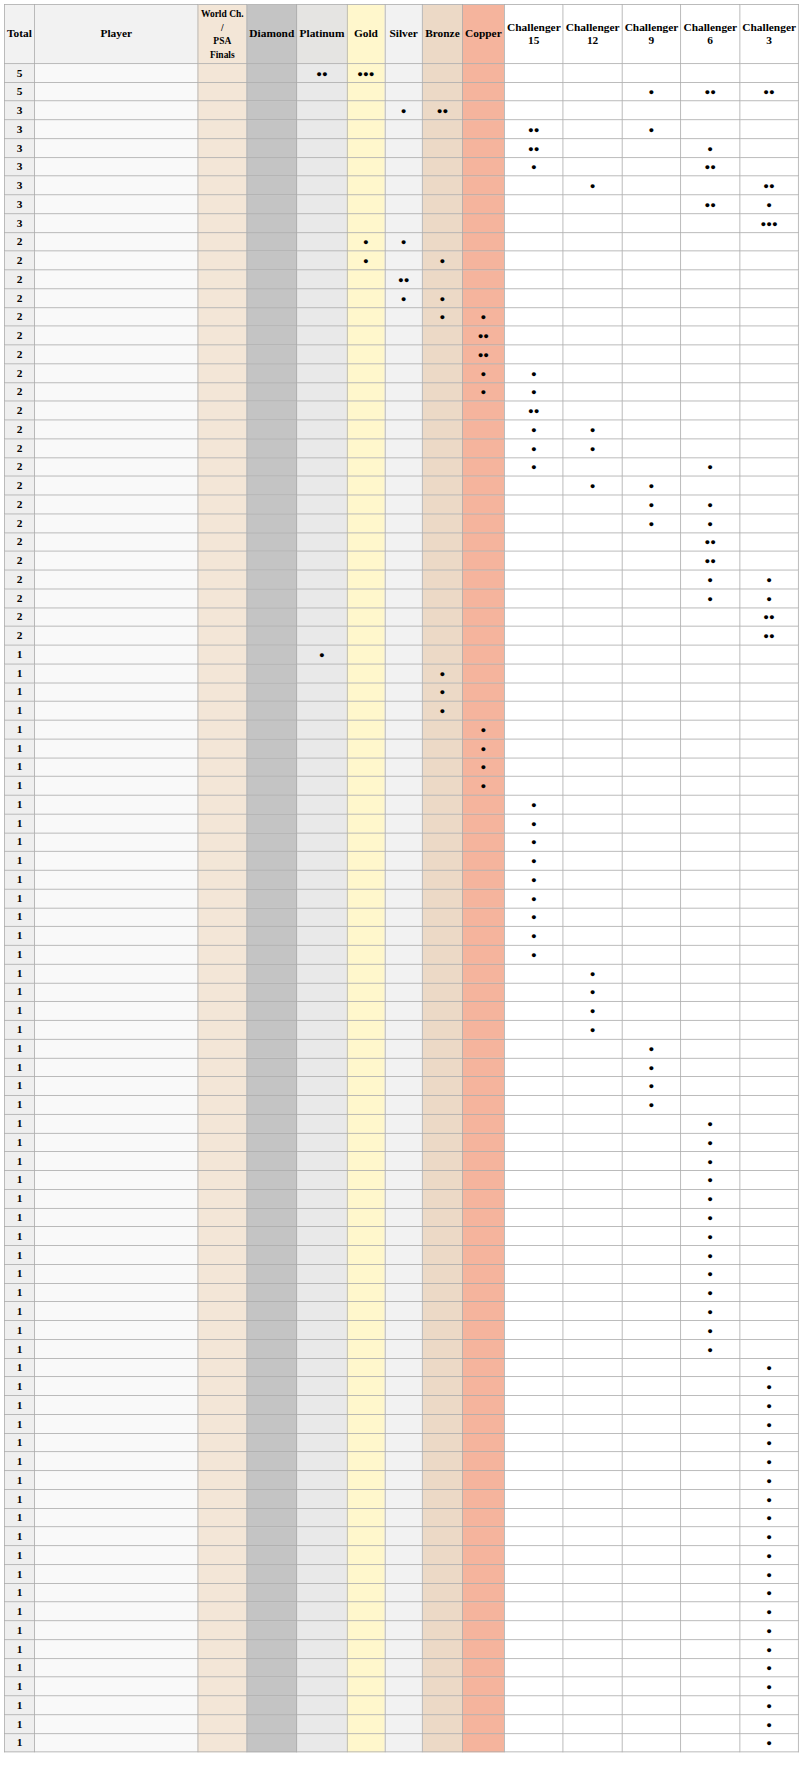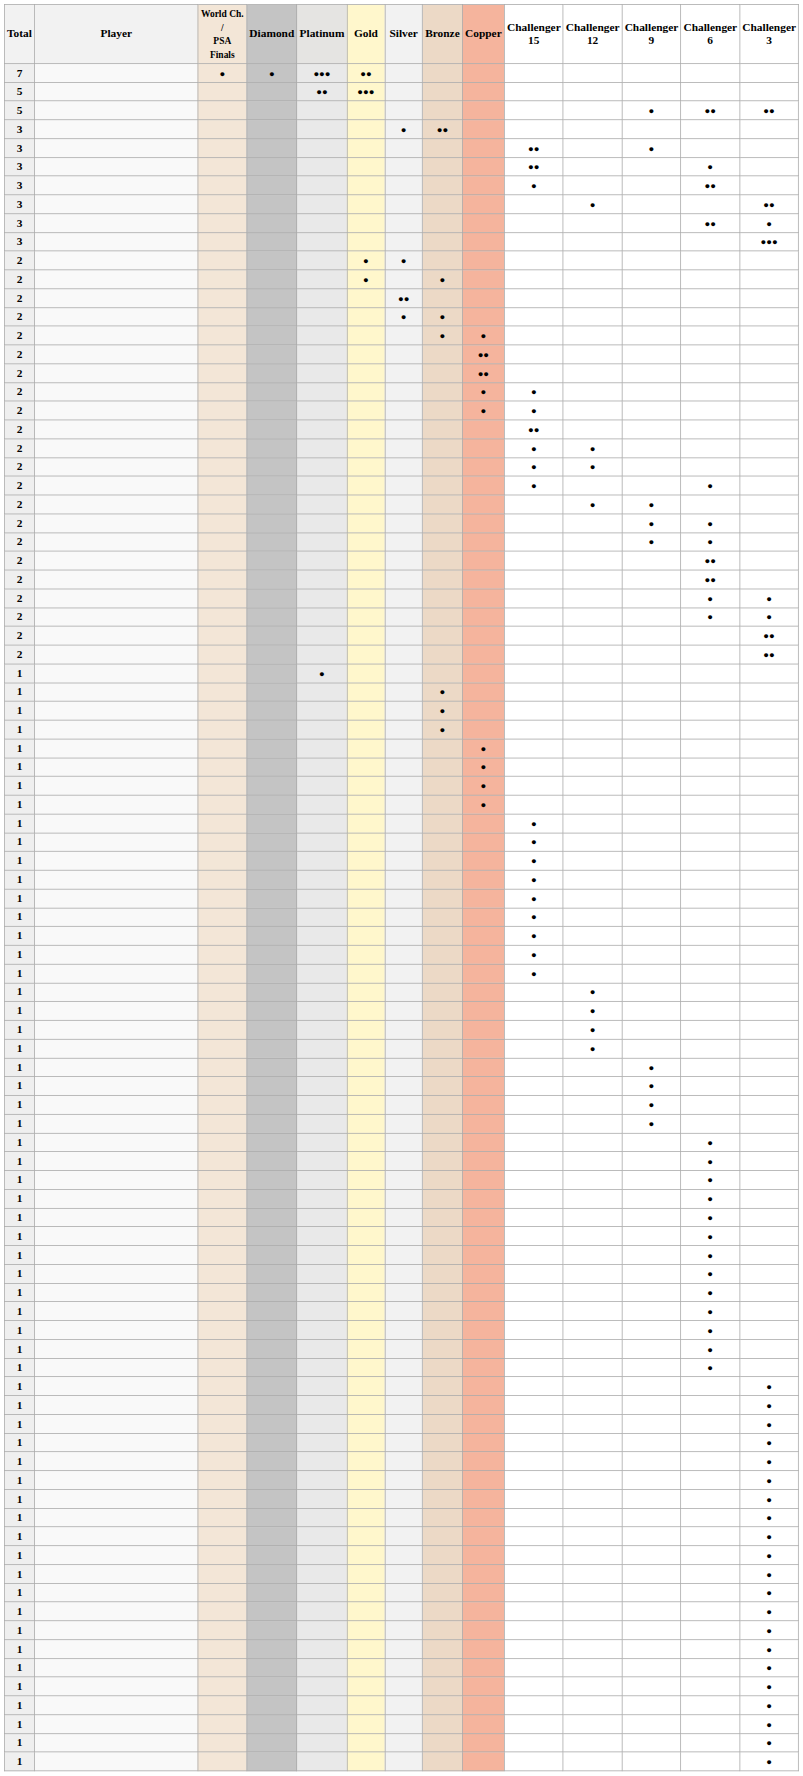+ row: (19, 73)
